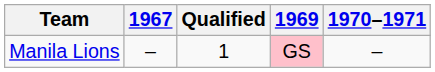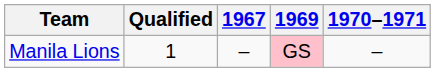columns swapped: (224, 20) <-> (151, 20)
